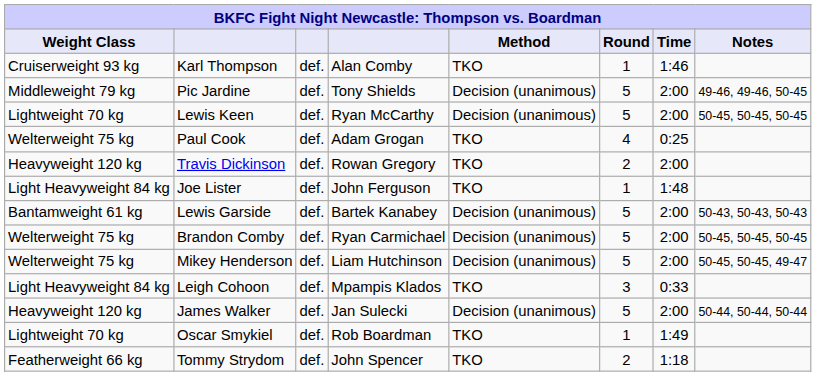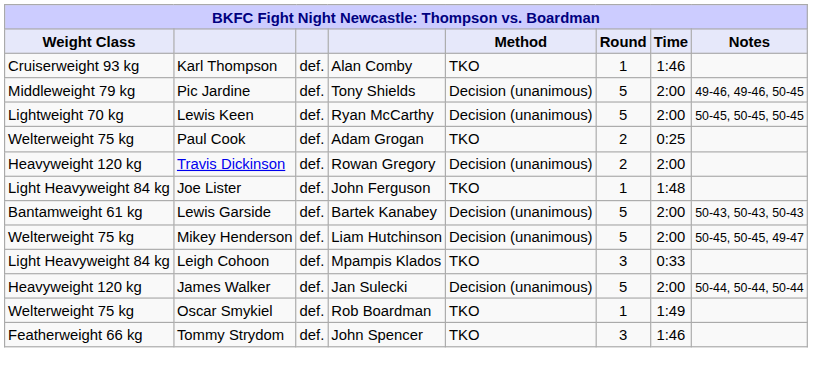(626, 139) 4 -> (623, 139) 2
(468, 163) TKO -> (521, 163) Decision (unanimous)
- row: (231, 237)
(66, 335) Lightweight 70 kg -> (71, 310) Welterweight 75 kg
(626, 359) 2 -> (623, 335) 3
(674, 359) 1:18 -> (671, 335) 1:46
